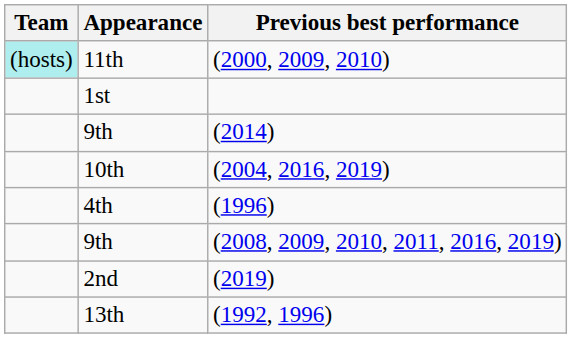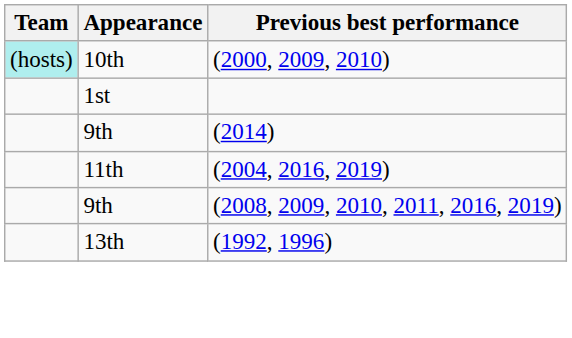(103, 59) 11th -> (104, 59) 10th
(104, 168) 10th -> (103, 168) 11th
- row: (244, 205)
- row: (244, 278)
